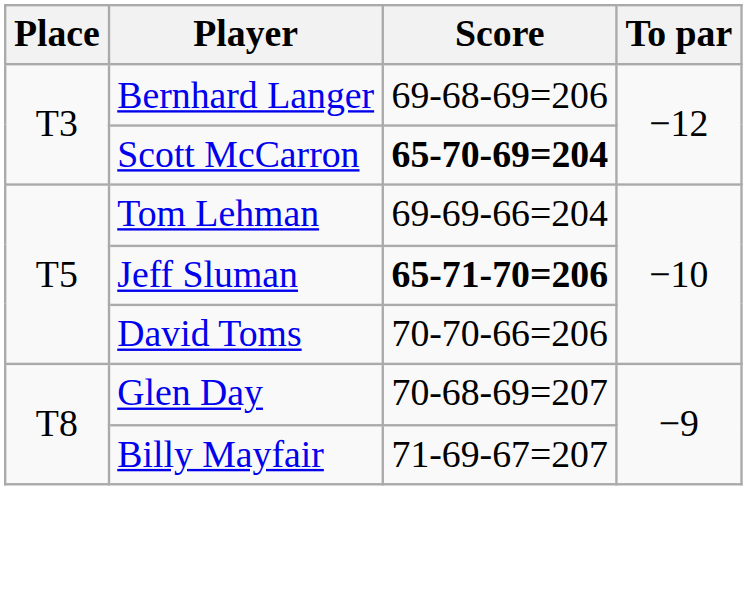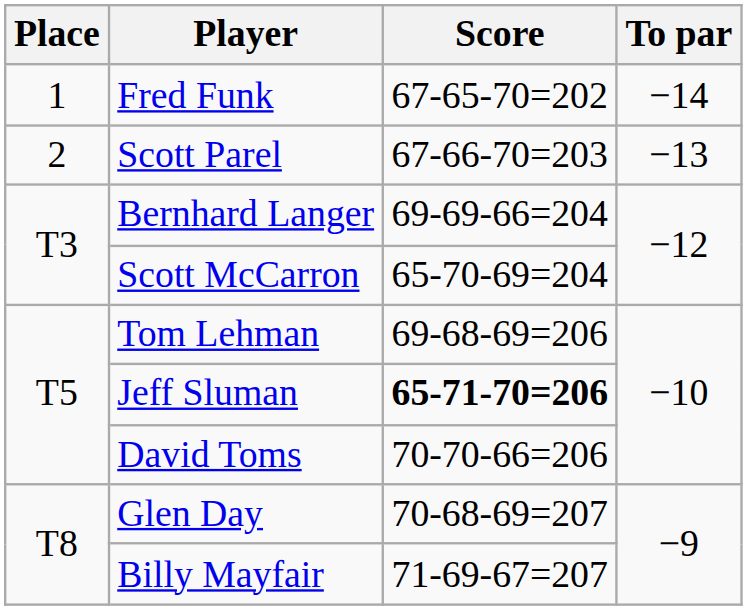+ row: (195, 94)
+ row: (200, 154)
(500, 94) 69-68-69=206 -> (500, 214) 69-69-66=204
(500, 154) bold -> (500, 273) normal
(500, 214) 69-69-66=204 -> (500, 333) 69-68-69=206
